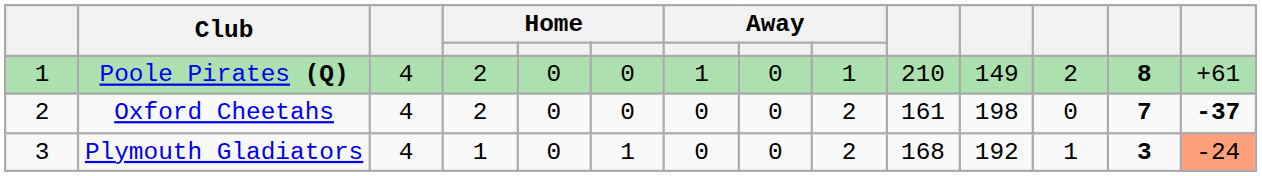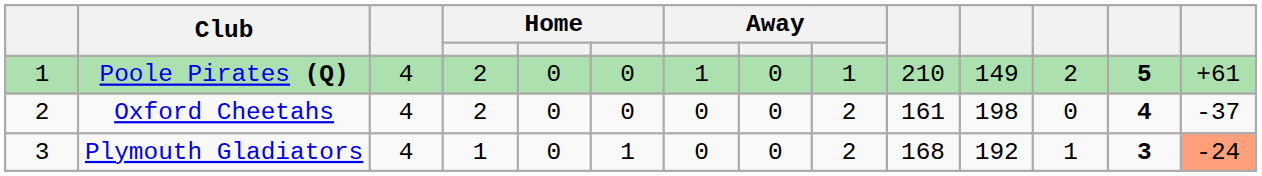(1144, 75) 8 -> (1144, 75) 5
(1144, 113) 7 -> (1144, 113) 4
(1218, 113) bold -> (1218, 113) normal
